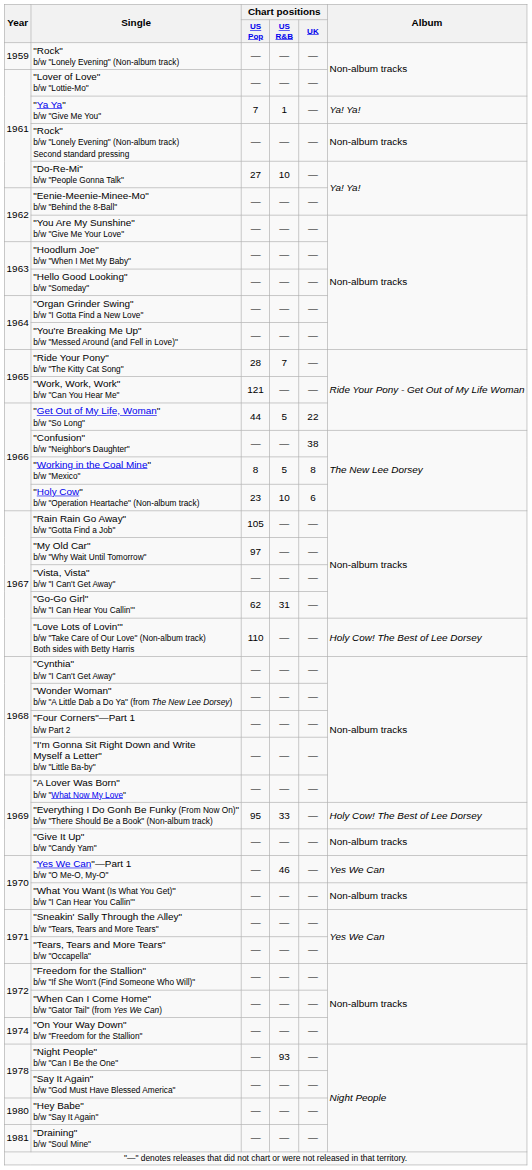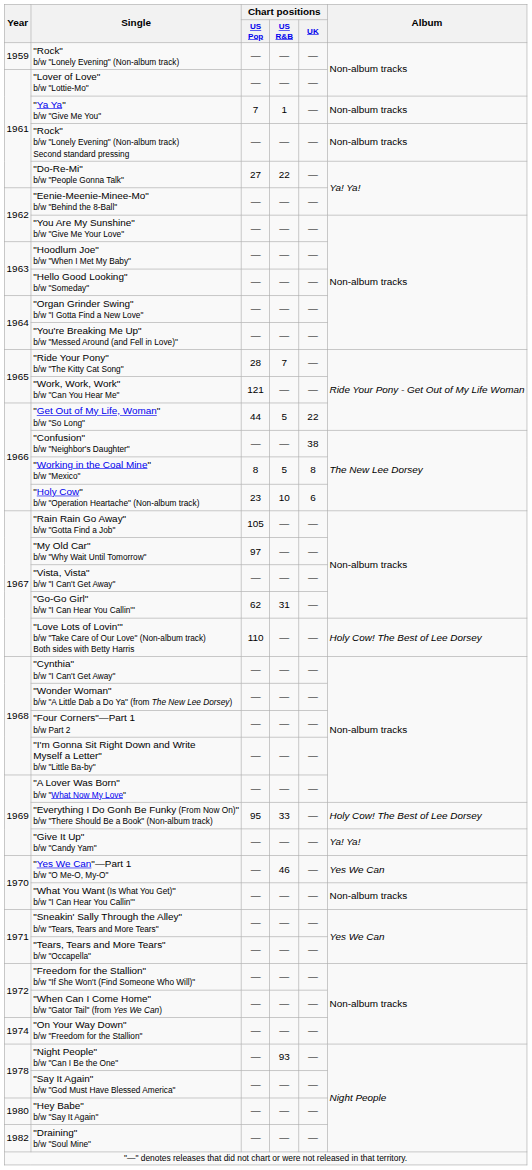(345, 109) Ya! Ya! -> (368, 109) Non-album tracks
(284, 174) 10 -> (284, 174) 22
(368, 842) Non-album tracks -> (345, 842) Ya! Ya!
(18, 1138) 1981 -> (18, 1138) 1982
